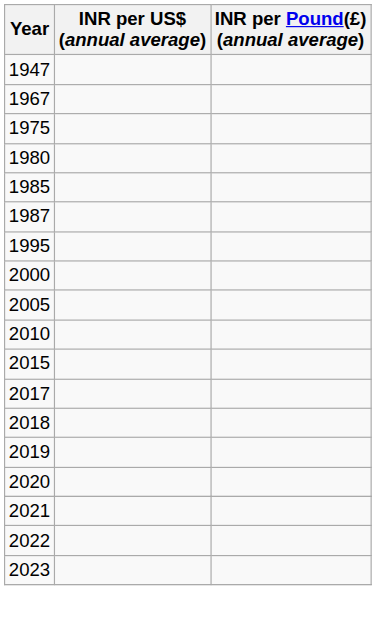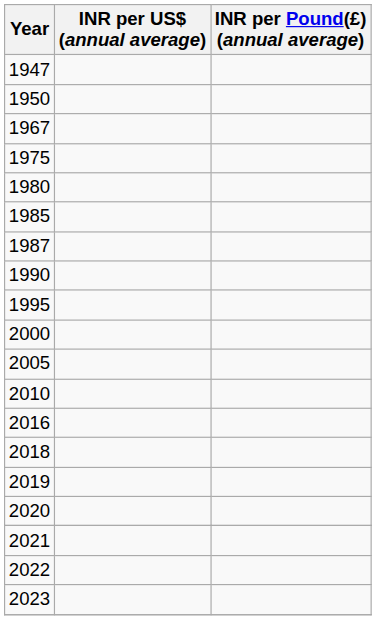+ row: (30, 98)
+ row: (30, 275)
- row: (30, 363)
+ row: (30, 422)
- row: (30, 393)
